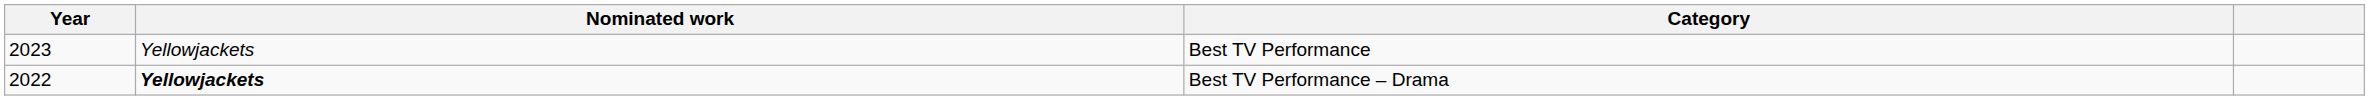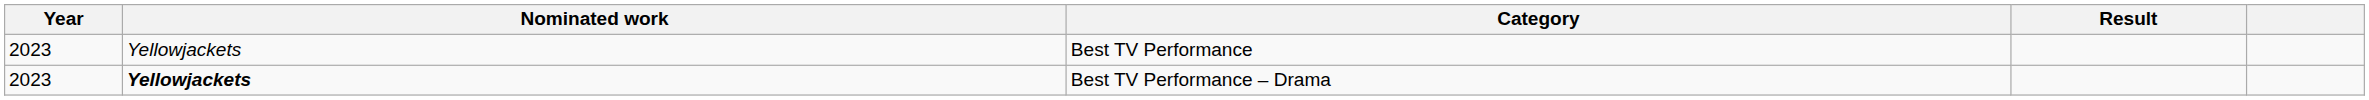+ column: (2128, 19)
(30, 79) 2022 -> (30, 79) 2023
